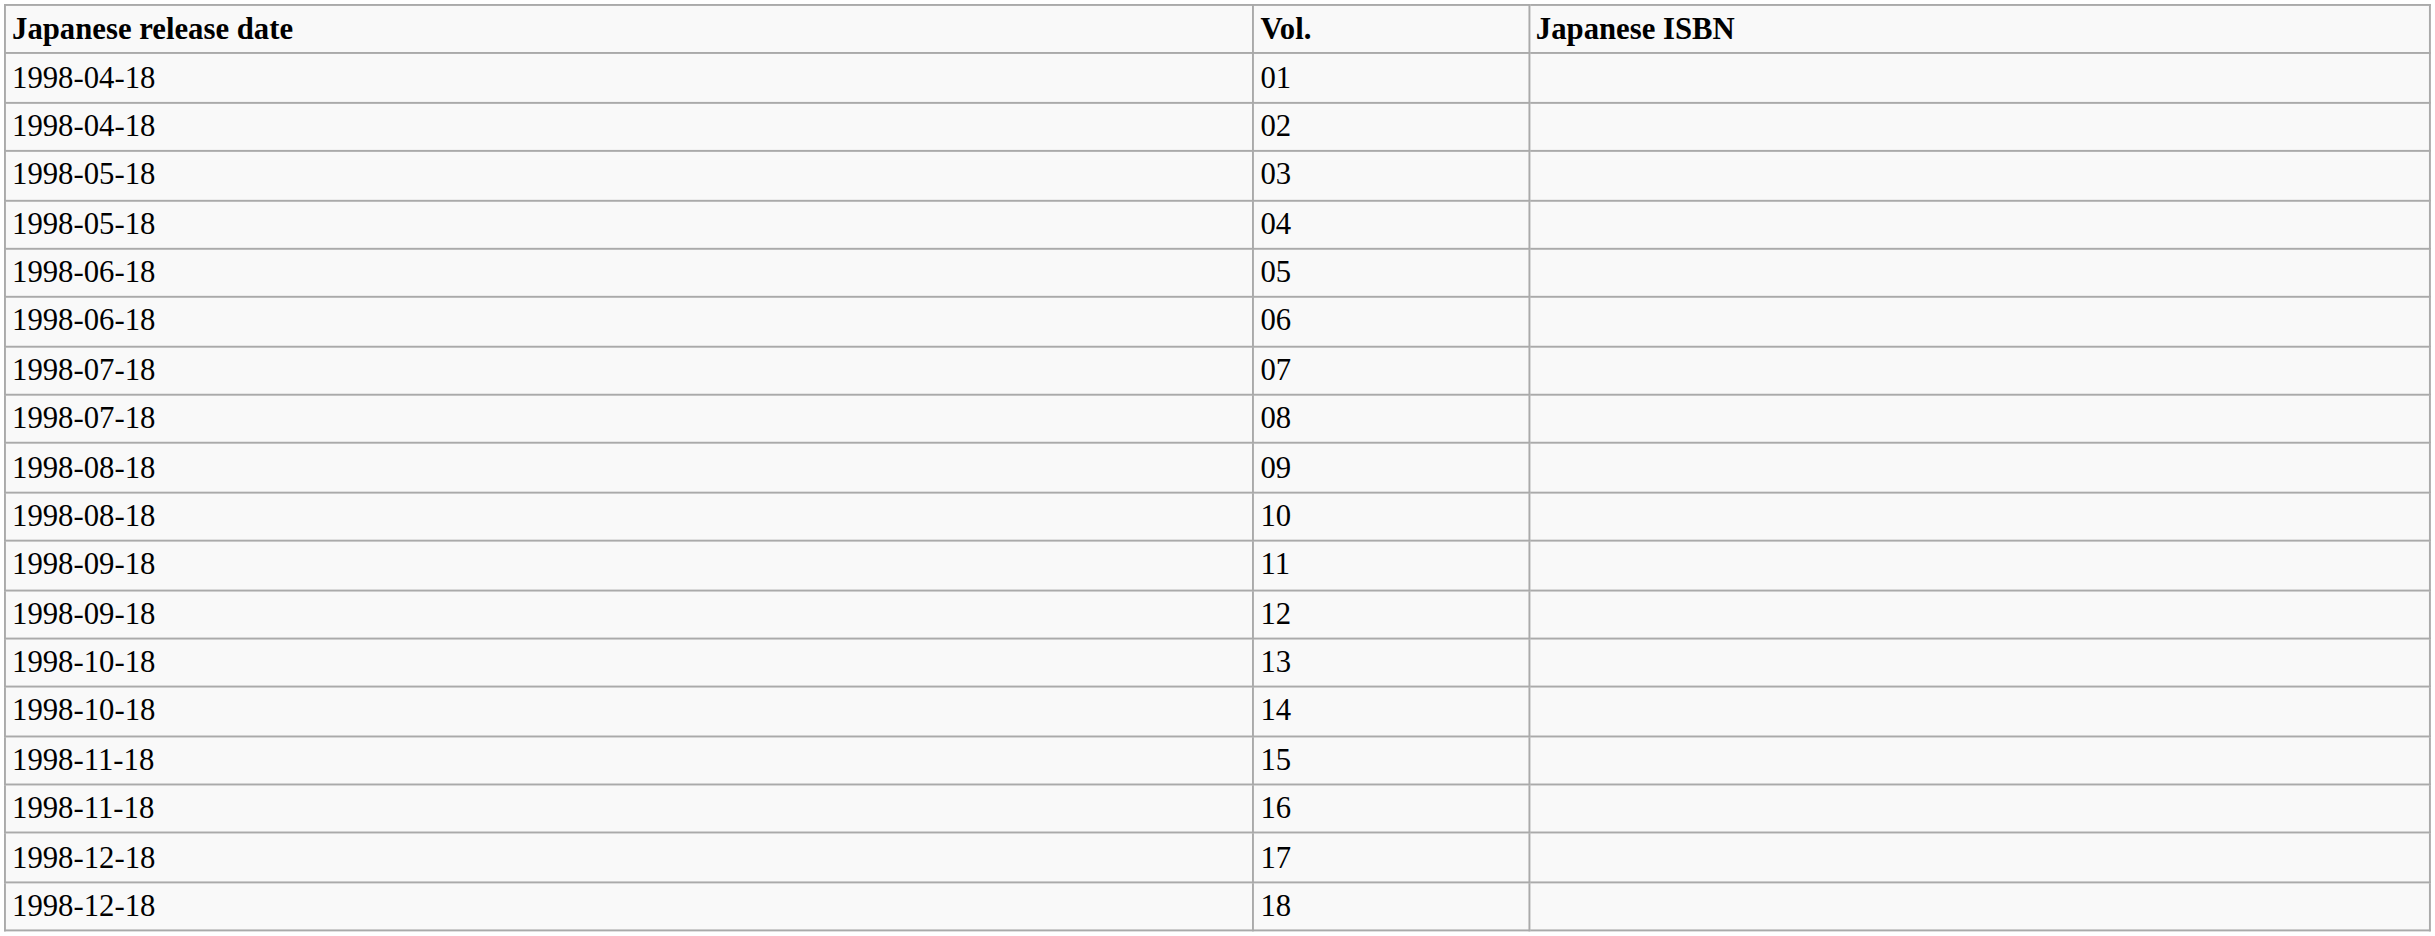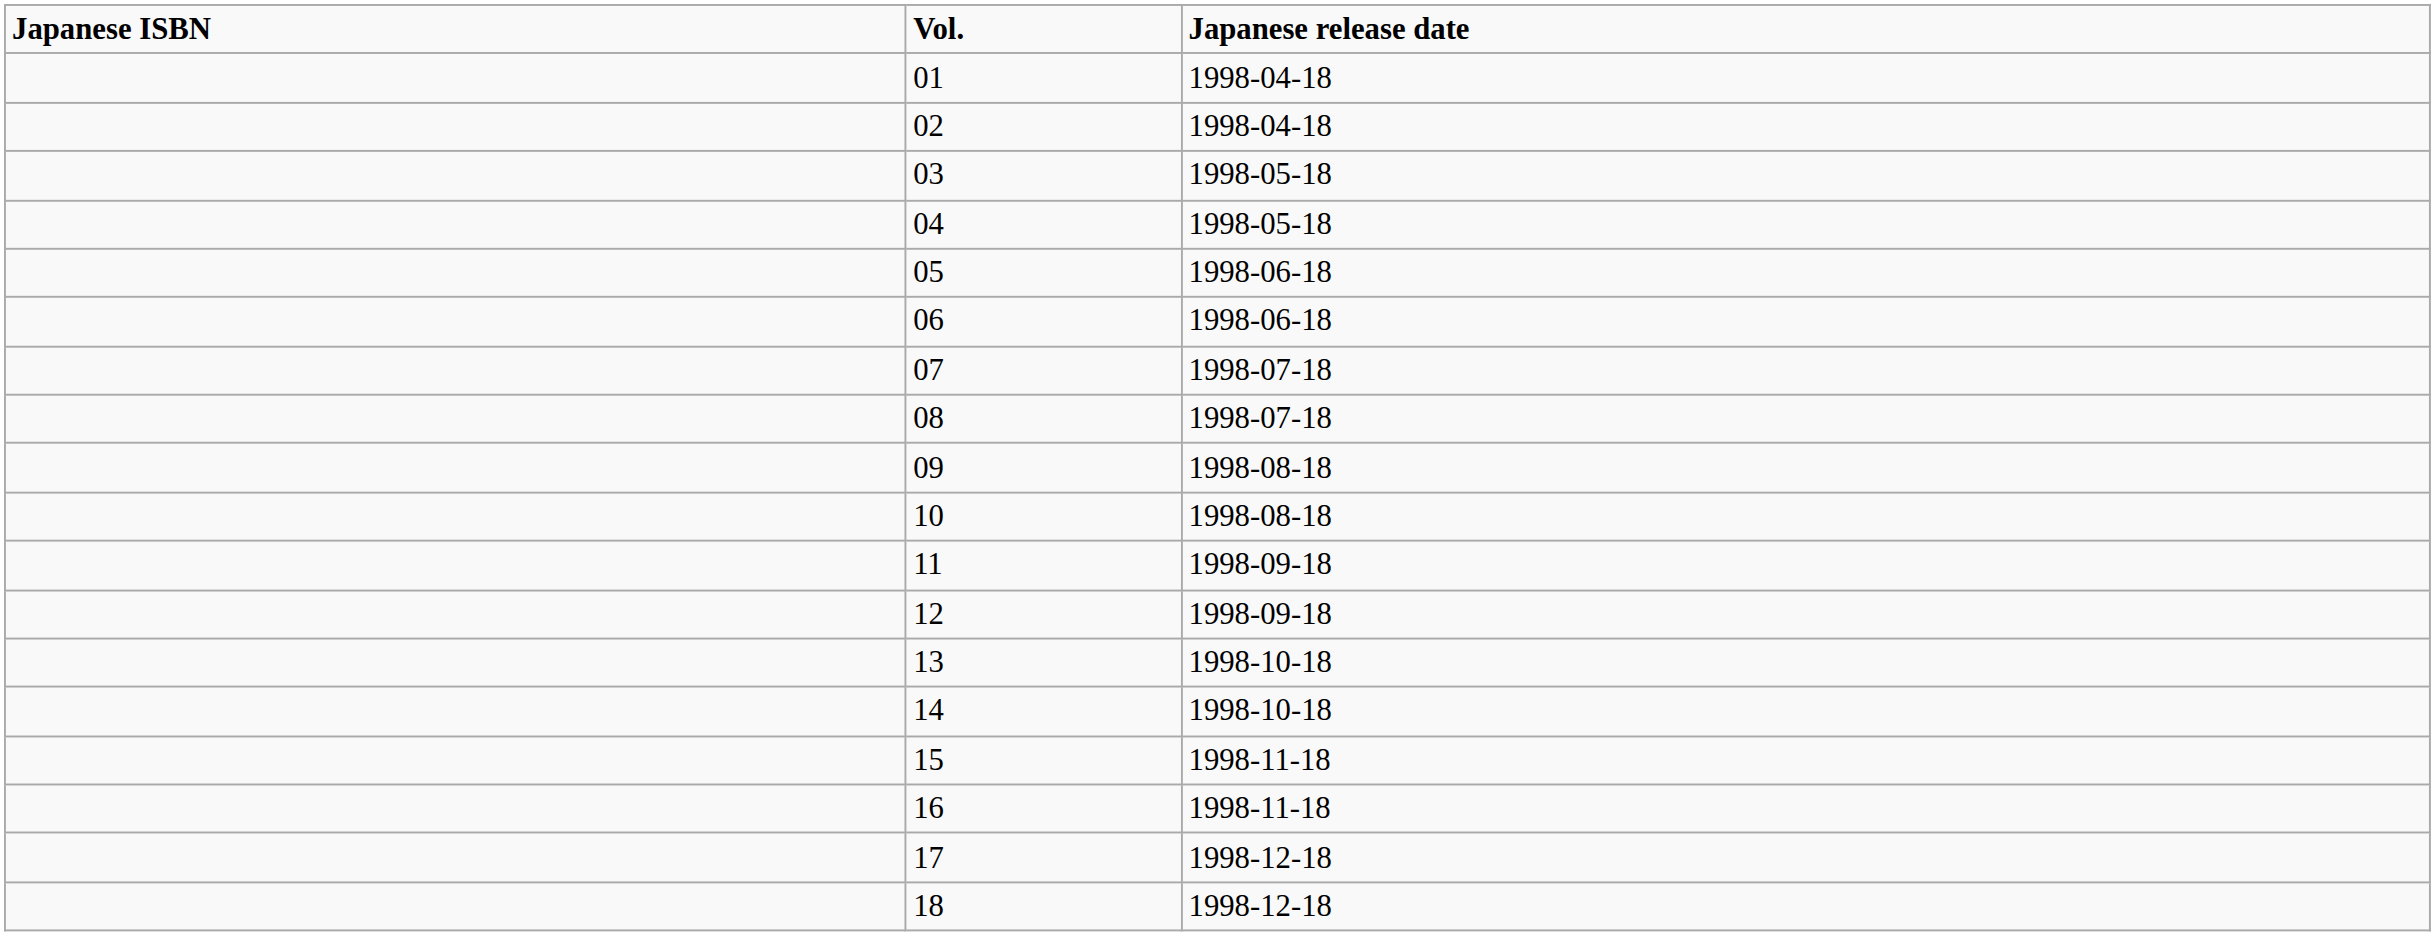columns swapped: (153, 28) <-> (1635, 28)
